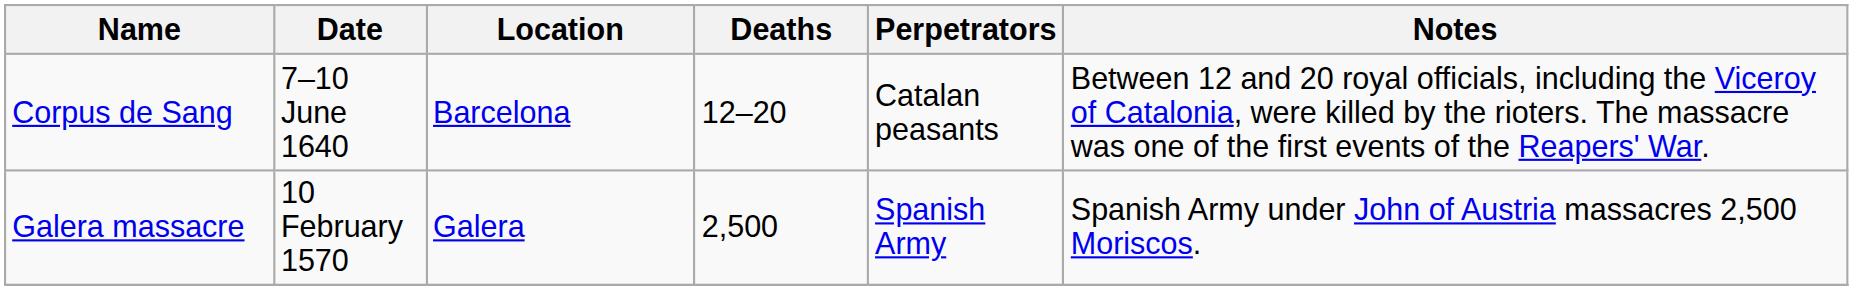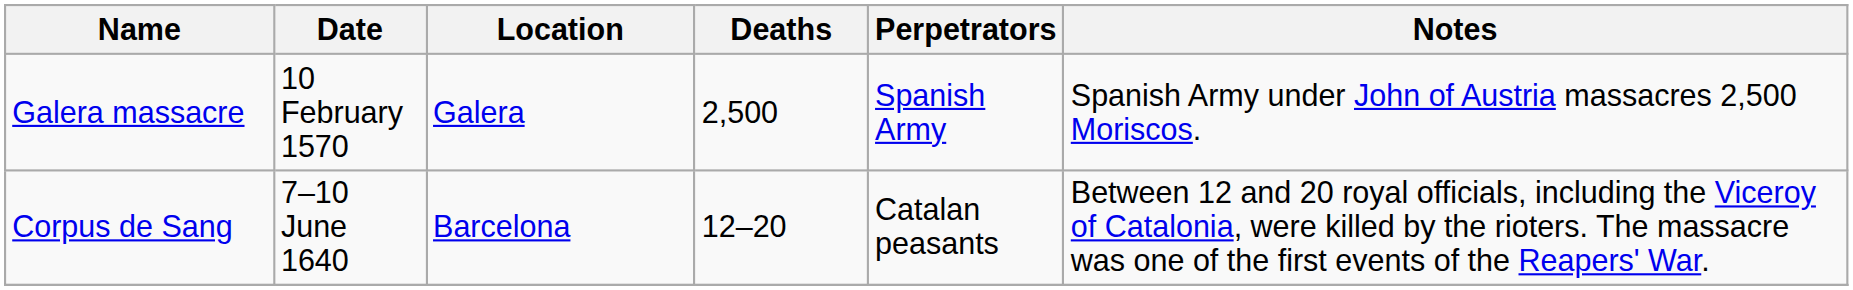rows swapped: (128, 228) <-> (122, 112)
